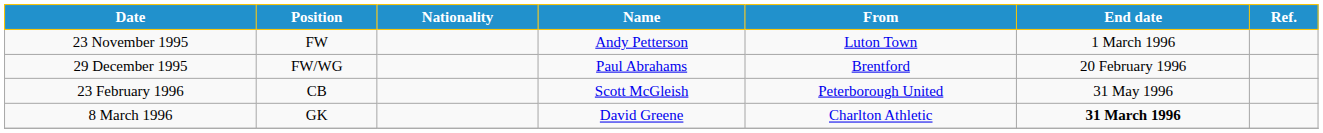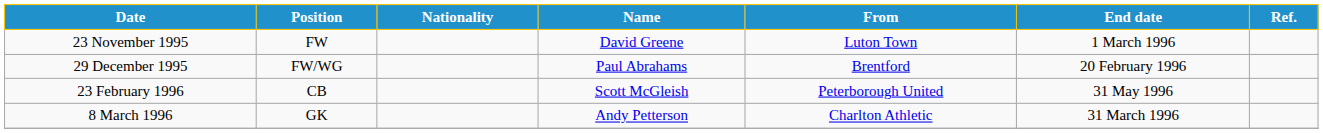(642, 41) Andy Petterson -> (642, 41) David Greene
(642, 116) David Greene -> (642, 116) Andy Petterson
(1133, 116) bold -> (1133, 116) normal
